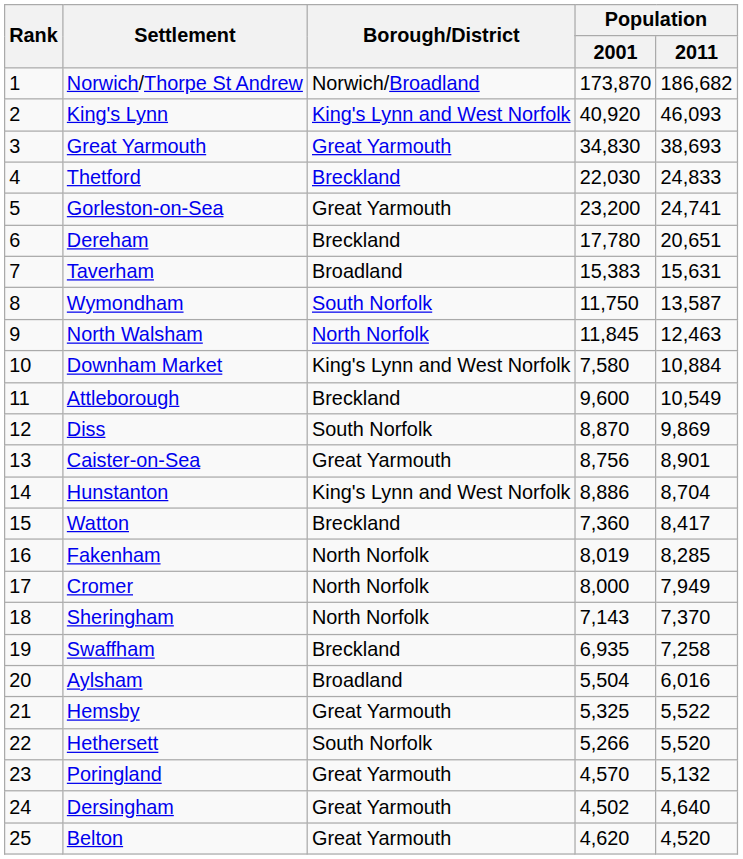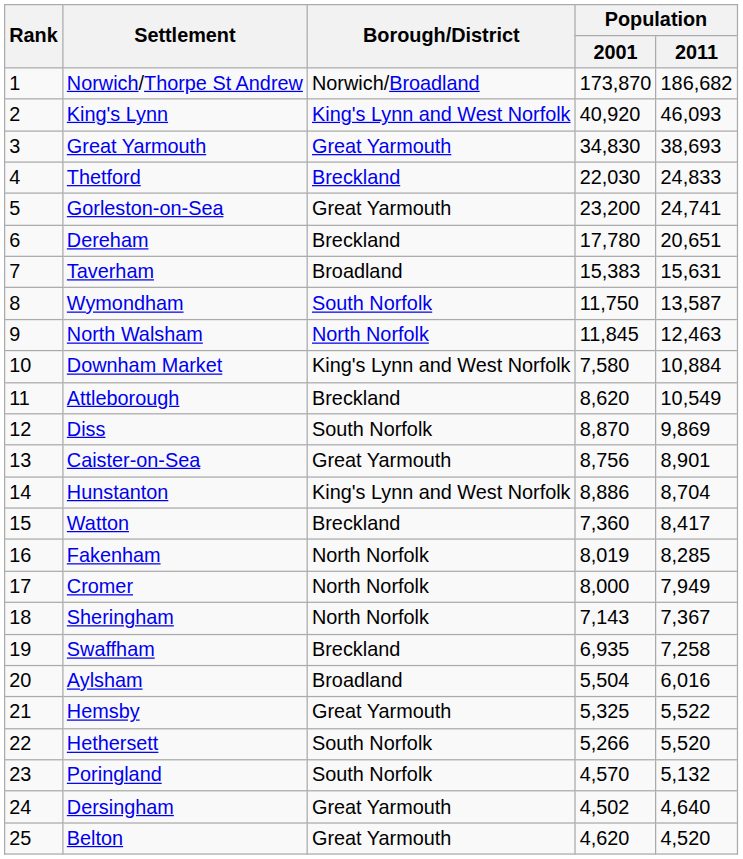(605, 397) 9,600 -> (605, 397) 8,620
(685, 618) 7,370 -> (685, 618) 7,367
(382, 775) Great Yarmouth -> (372, 775) South Norfolk
